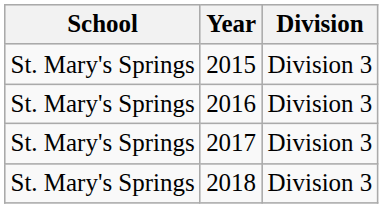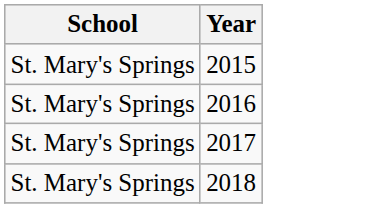- column: (320, 24)
